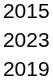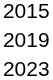rows swapped: (26, 69) <-> (26, 40)
